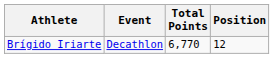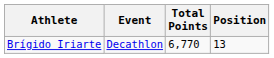(219, 44) 12 -> (219, 44) 13
